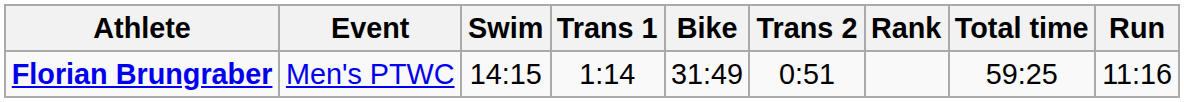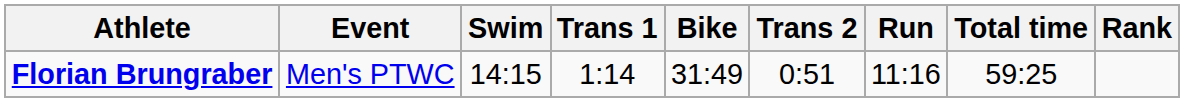columns swapped: (1137, 28) <-> (906, 28)
